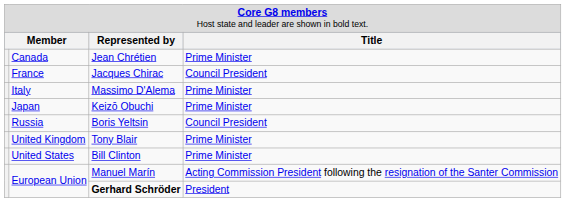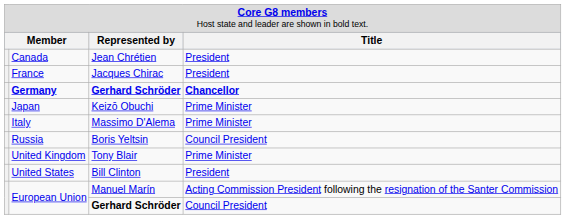(219, 57) Prime Minister -> (207, 57) President
(226, 73) Council President -> (207, 73) President
+ row: (34, 90)
rows swapped: (21, 90) <-> (26, 106)
(219, 156) Prime Minister -> (207, 172) President
(207, 189) President -> (226, 205) Council President
